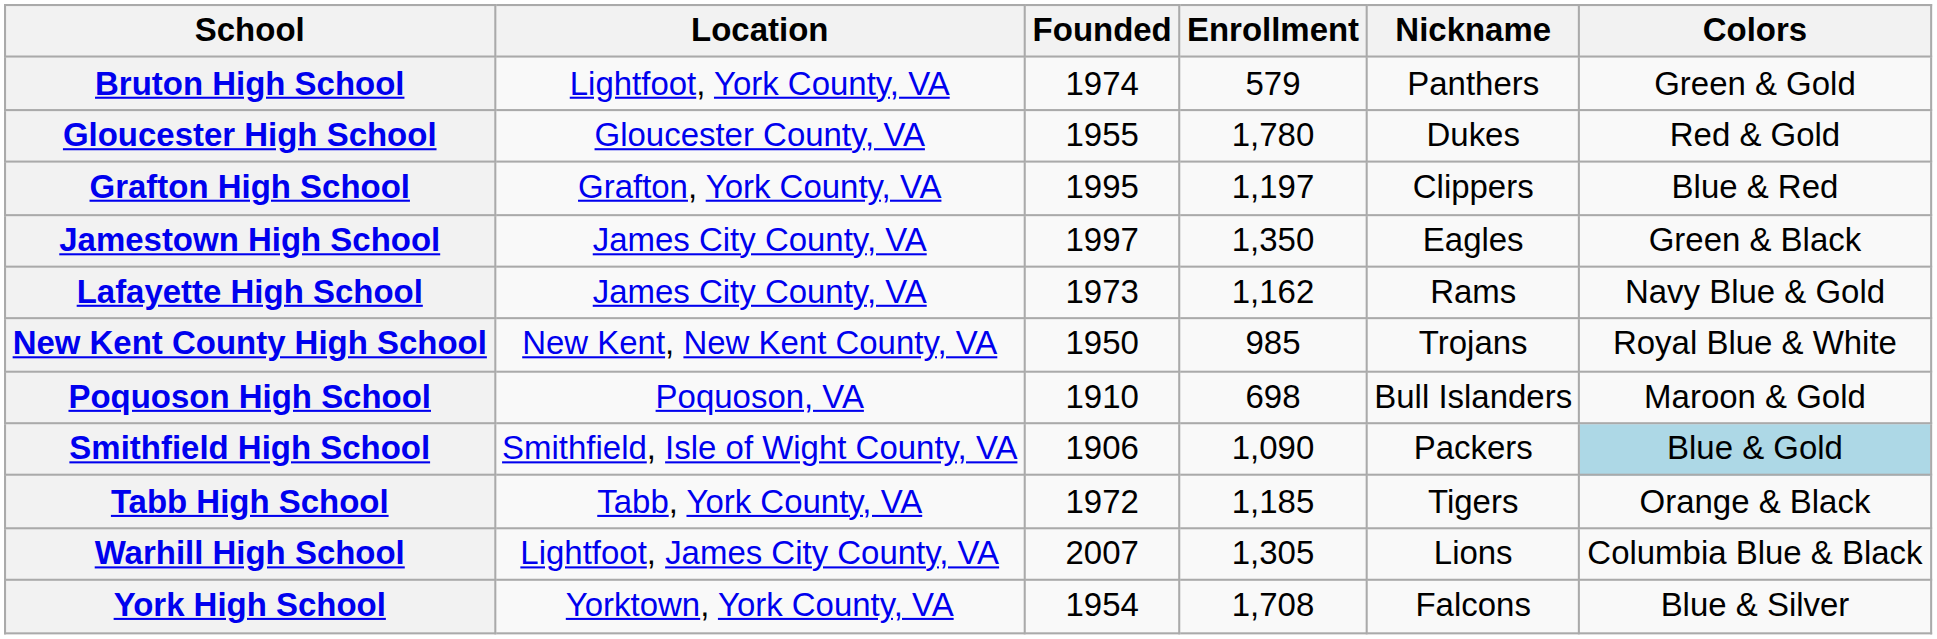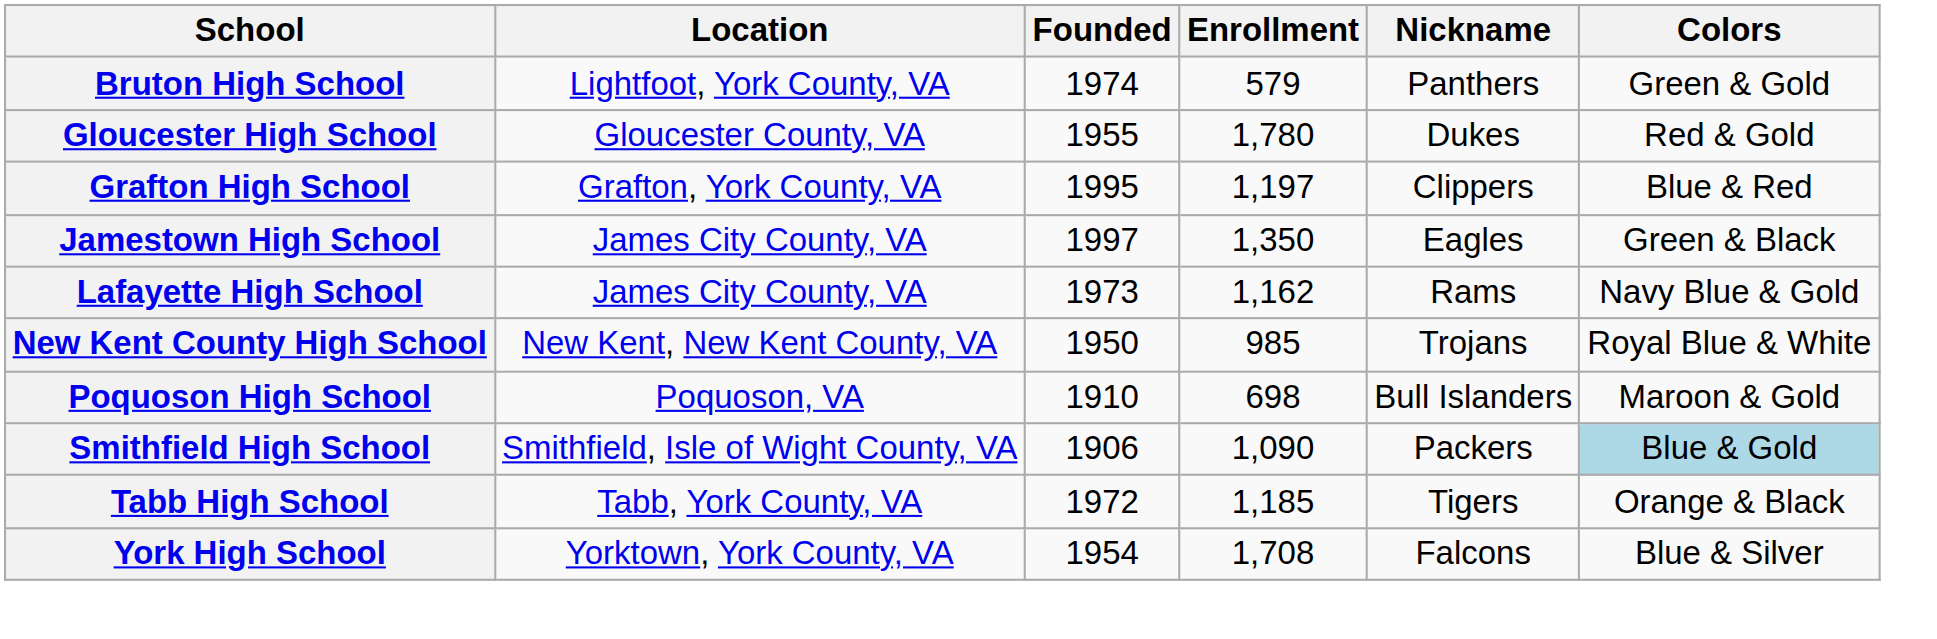- row: (250, 553)
